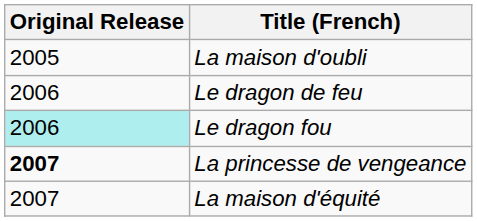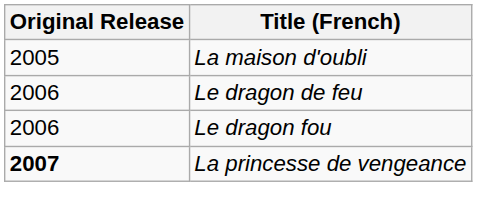(35, 127) paleturquoise background -> (35, 127) no background
- row: (287, 198)
